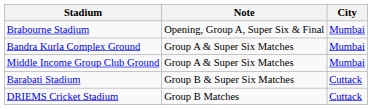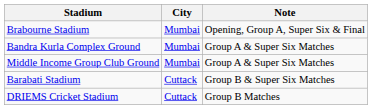columns swapped: (347, 12) <-> (244, 12)
